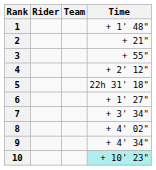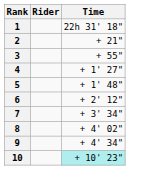- column: (74, 12)
(127, 26) + 1' 48" -> (93, 26) 22h 31' 18"
(127, 70) + 2' 12" -> (101, 70) + 1' 27"
(119, 85) 22h 31' 18" -> (101, 85) + 1' 48"
(127, 99) + 1' 27" -> (101, 99) + 2' 12"
